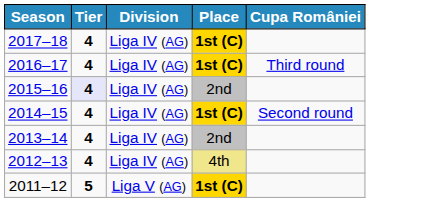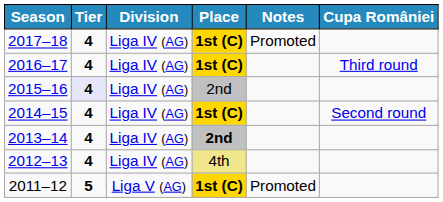+ column: (283, 17)
(219, 138) normal -> (219, 138) bold
